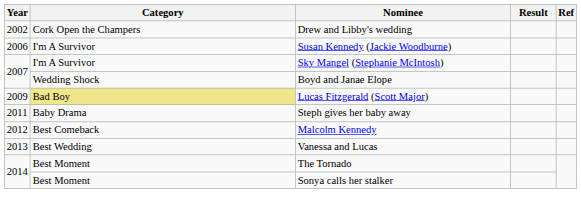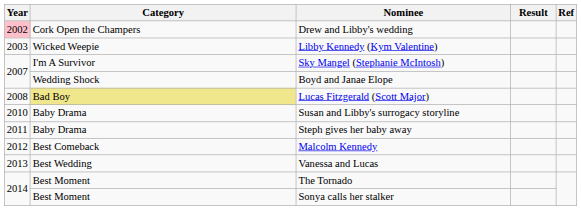(17, 29) no background -> (17, 29) pink background
+ row: (368, 46)
- row: (374, 46)
(17, 96) 2009 -> (17, 96) 2008
+ row: (379, 113)
